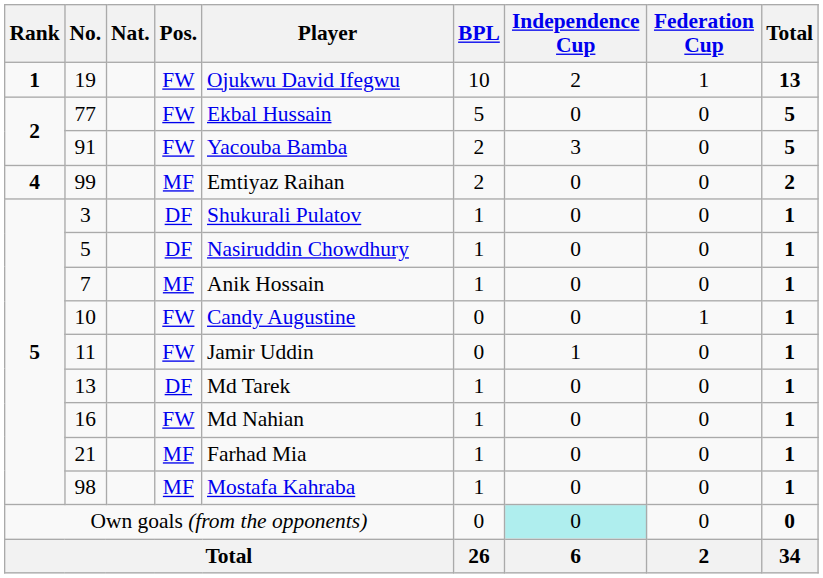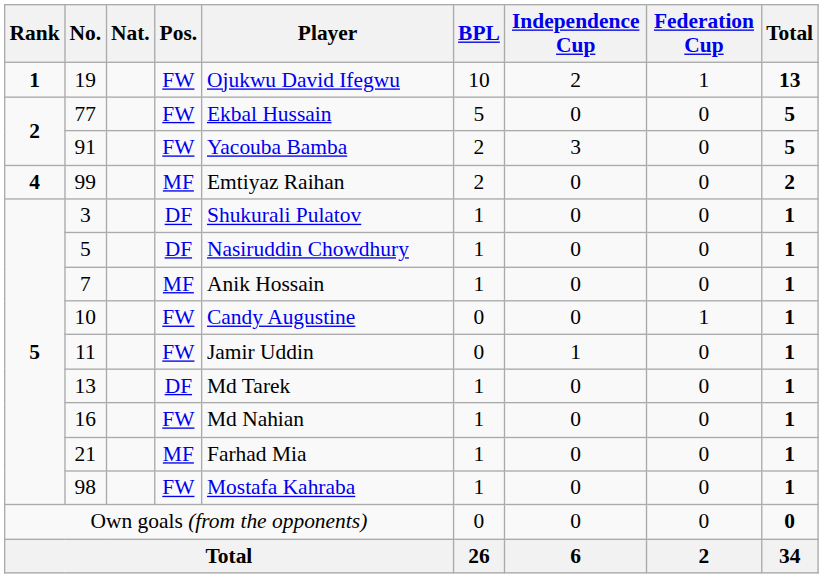(178, 487) MF -> (178, 487) FW
(576, 521) paleturquoise background -> (576, 521) no background
